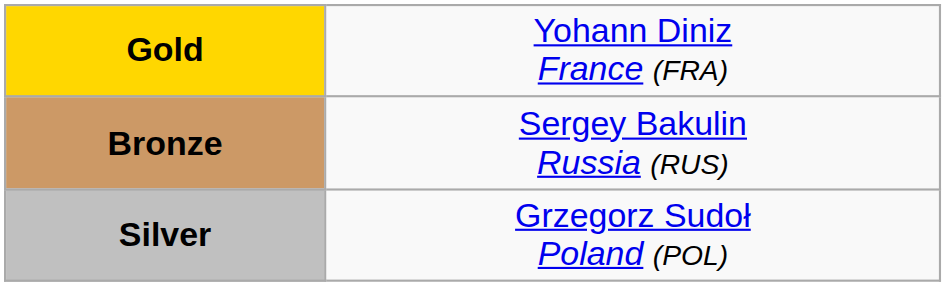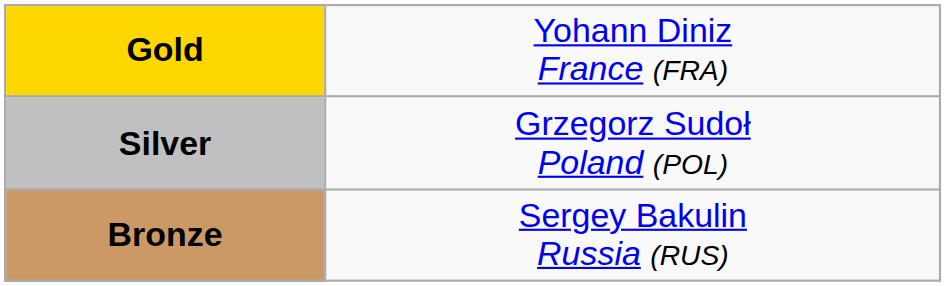rows swapped: (165, 234) <-> (165, 142)
